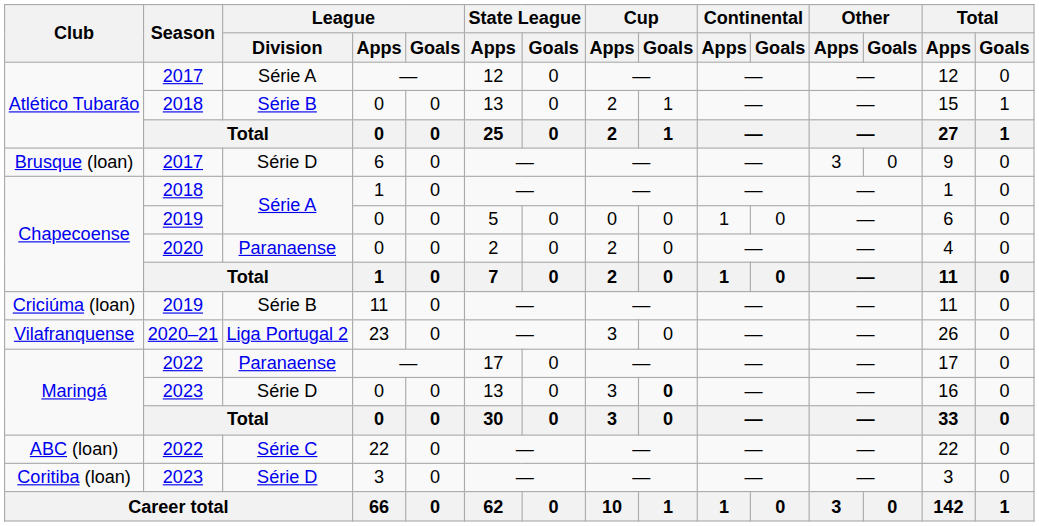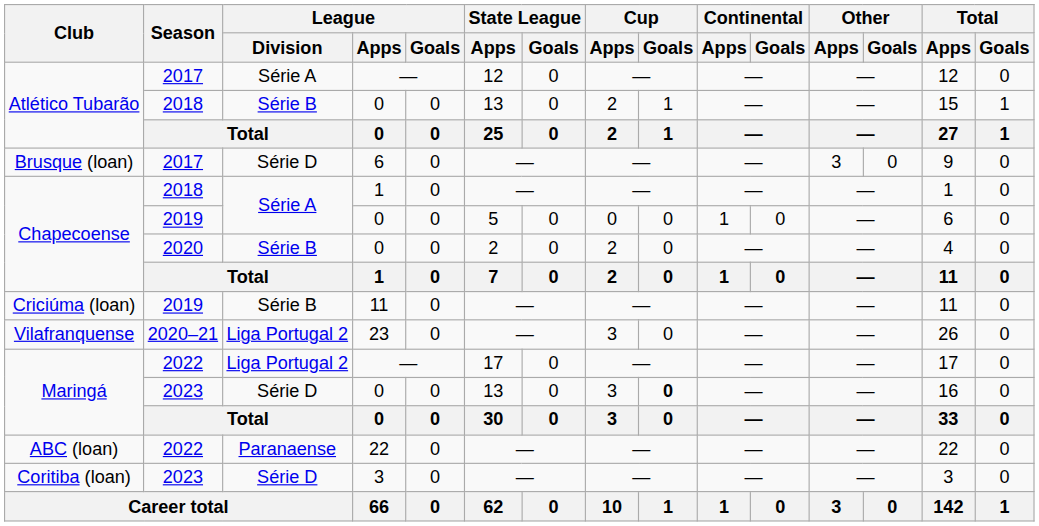(287, 248) Paranaense -> (287, 248) Série B
(287, 362) Paranaense -> (287, 362) Liga Portugal 2
(287, 448) Série C -> (287, 448) Paranaense
